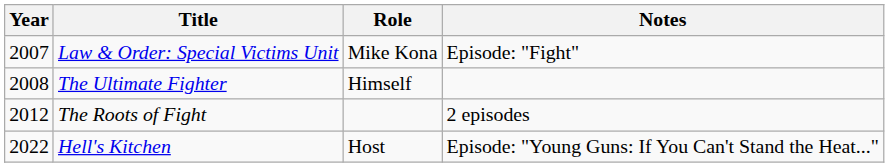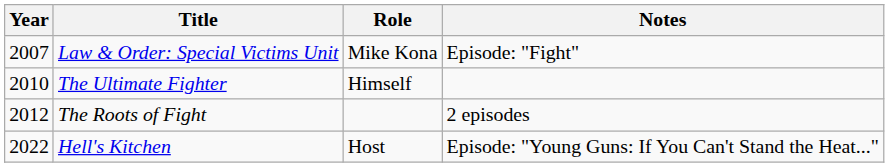(29, 83) 2008 -> (29, 83) 2010
